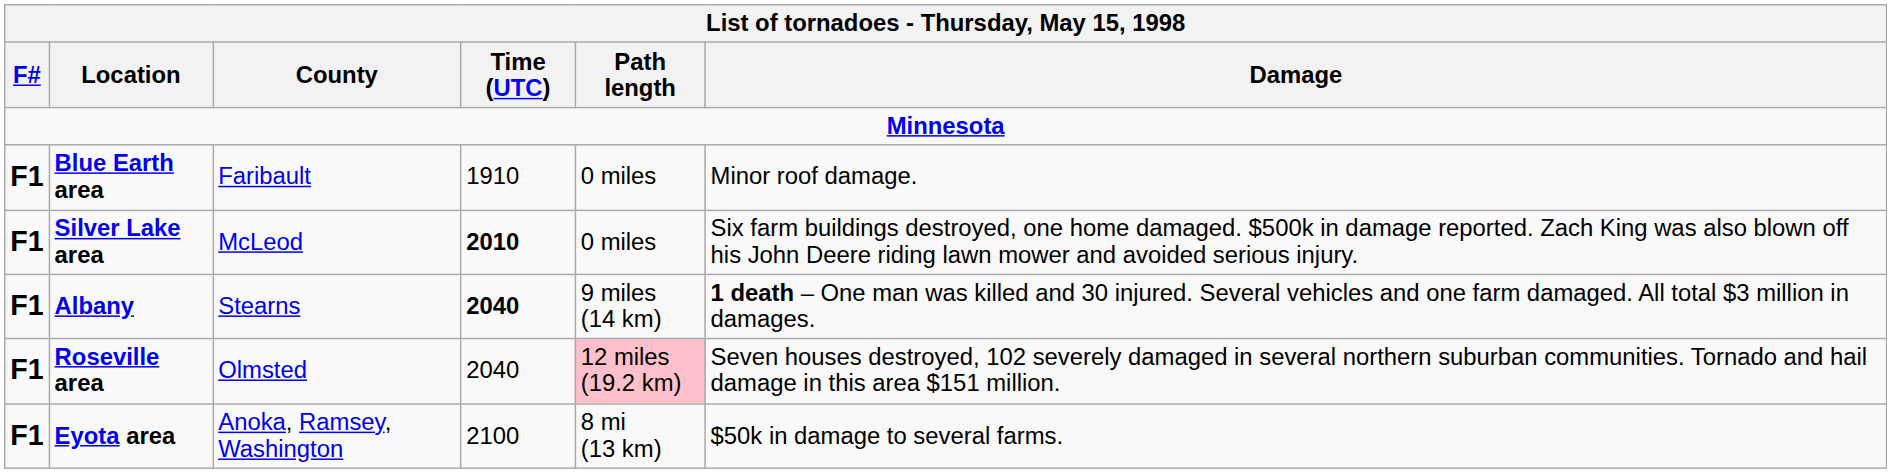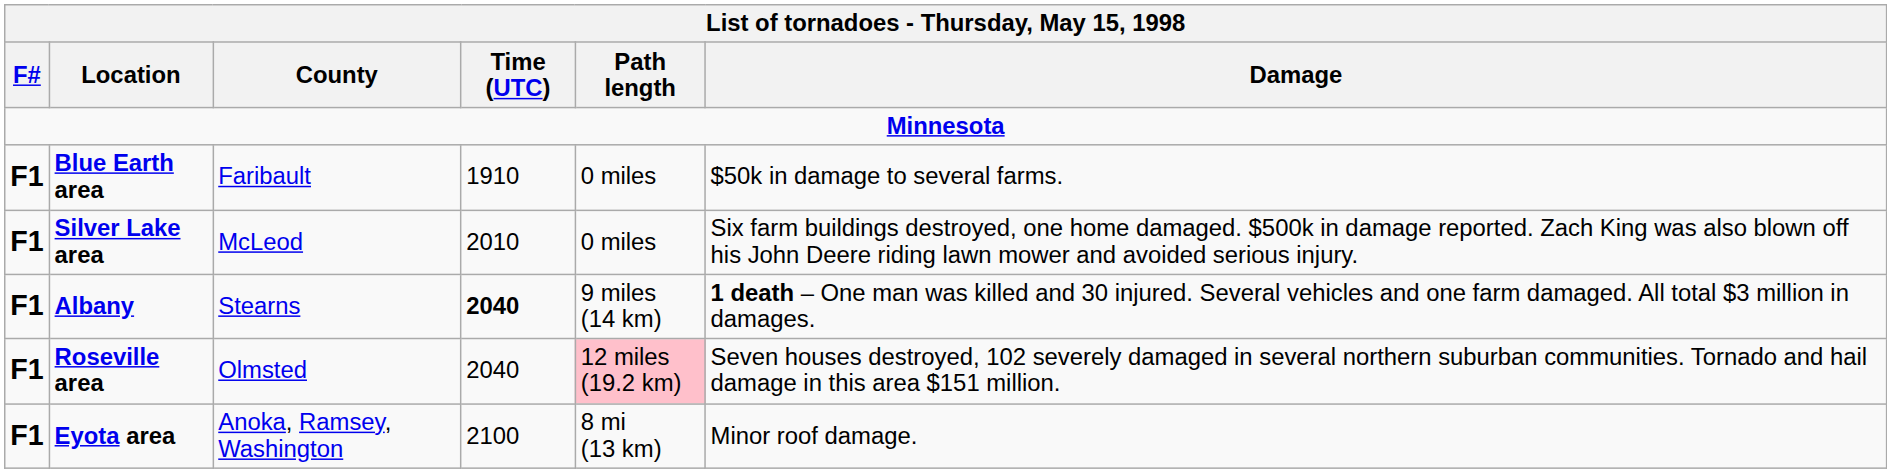(814, 177) Minor roof damage. -> (887, 177) $50k in damage to several farms.
(493, 241) bold -> (493, 241) normal
(887, 435) $50k in damage to several farms. -> (814, 435) Minor roof damage.
